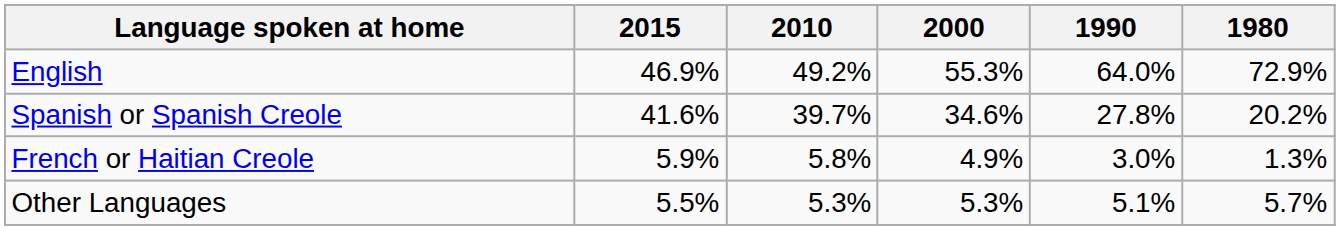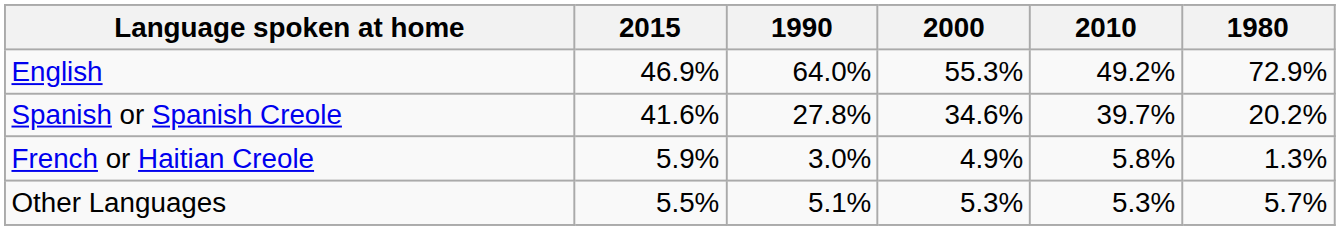columns swapped: (802, 27) <-> (1106, 27)
